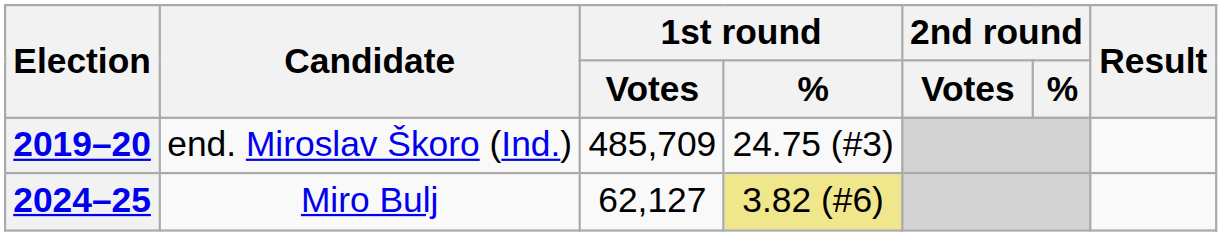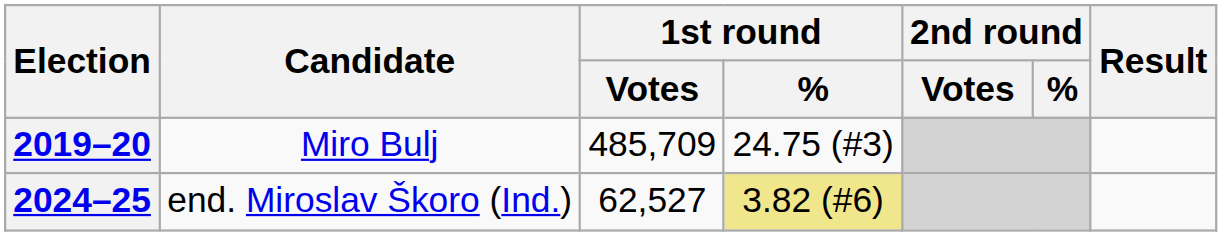(370, 144) end. Miroslav Škoro (Ind.) -> (370, 144) Miro Bulj
(370, 200) Miro Bulj -> (370, 200) end. Miroslav Škoro (Ind.)
(652, 200) 62,127 -> (652, 200) 62,527
